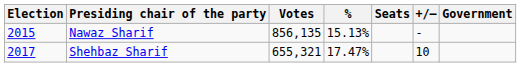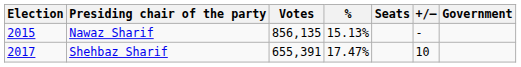(297, 52) 655,321 -> (297, 52) 655,391
